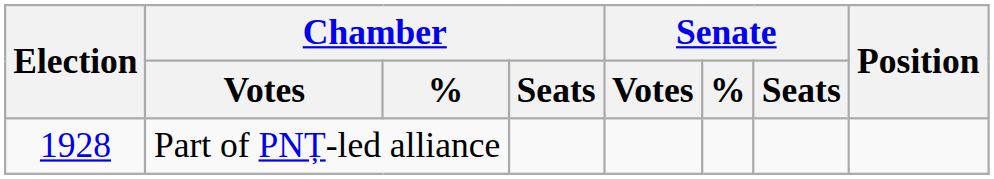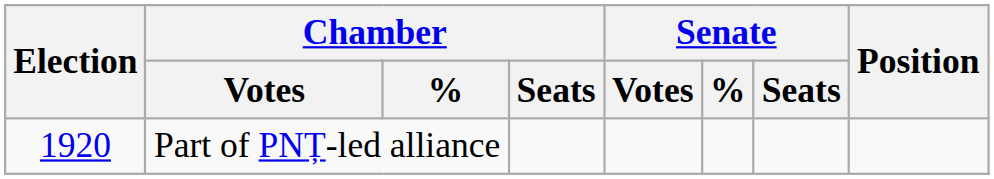(75, 145) 1928 -> (75, 145) 1920
